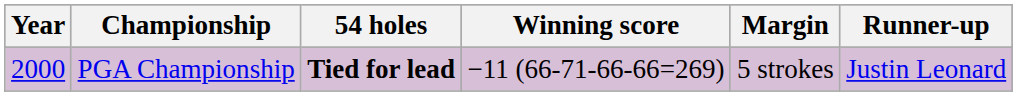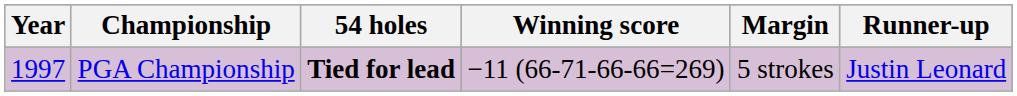(38, 68) 2000 -> (38, 68) 1997
